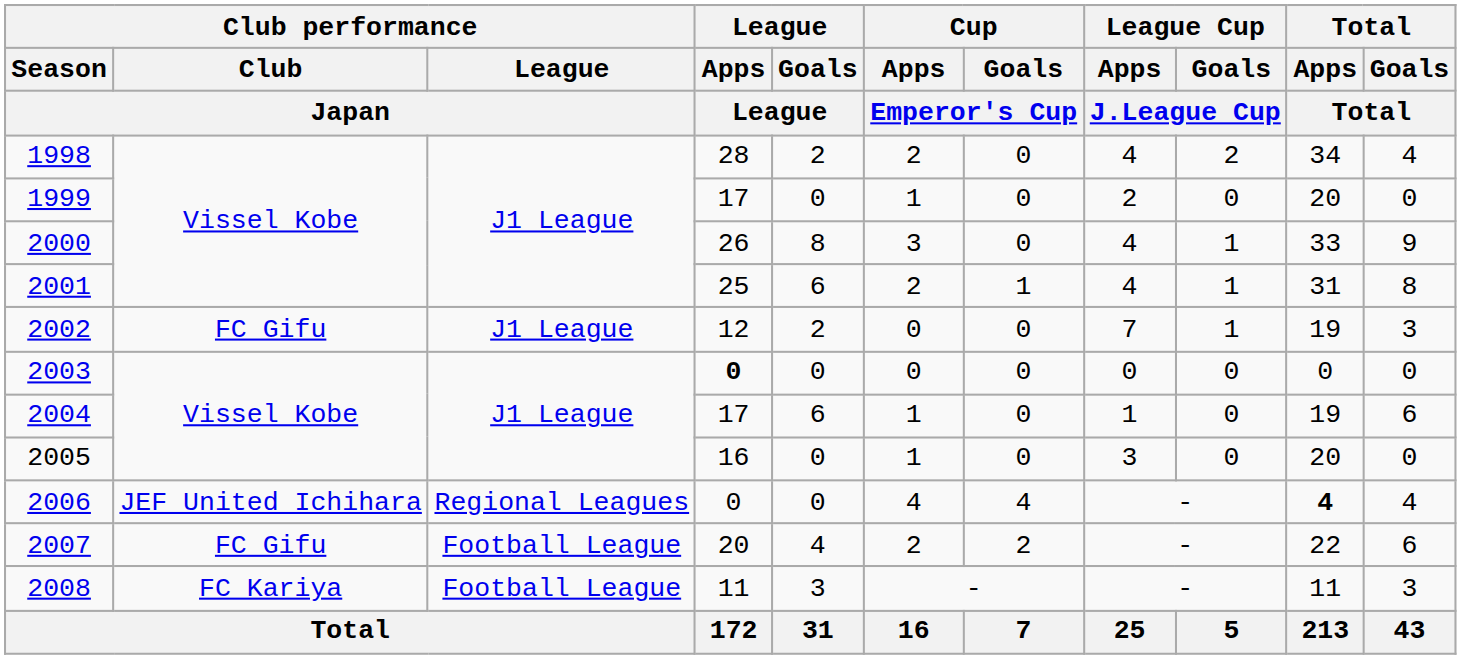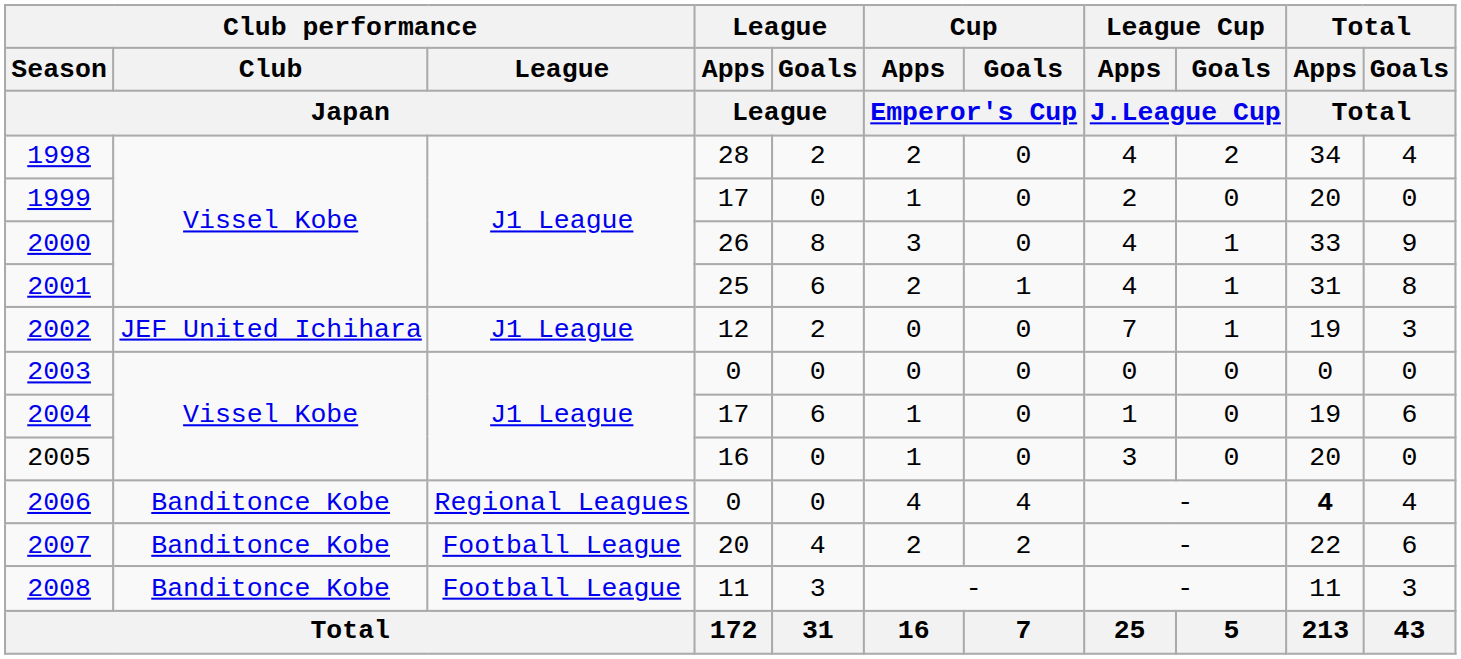(271, 329) FC Gifu -> (271, 329) JEF United Ichihara
(734, 372) bold -> (734, 372) normal
(271, 502) JEF United Ichihara -> (271, 502) Banditonce Kobe
(271, 545) FC Gifu -> (271, 545) Banditonce Kobe
(271, 589) FC Kariya -> (271, 589) Banditonce Kobe
